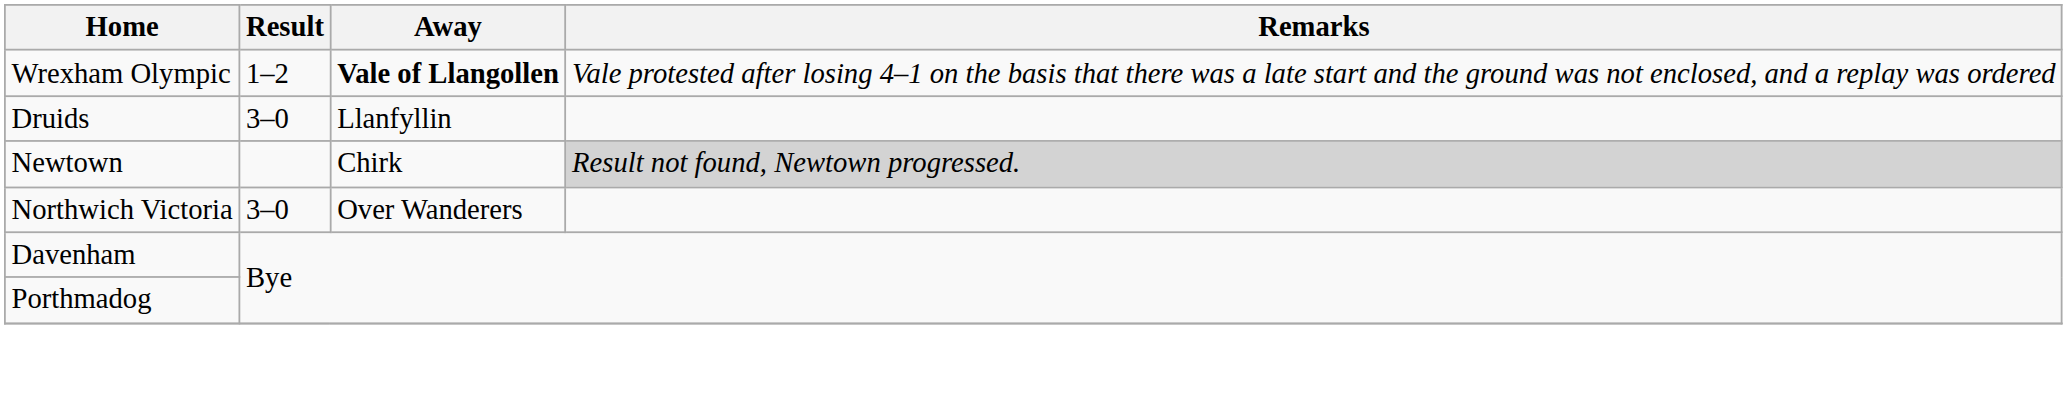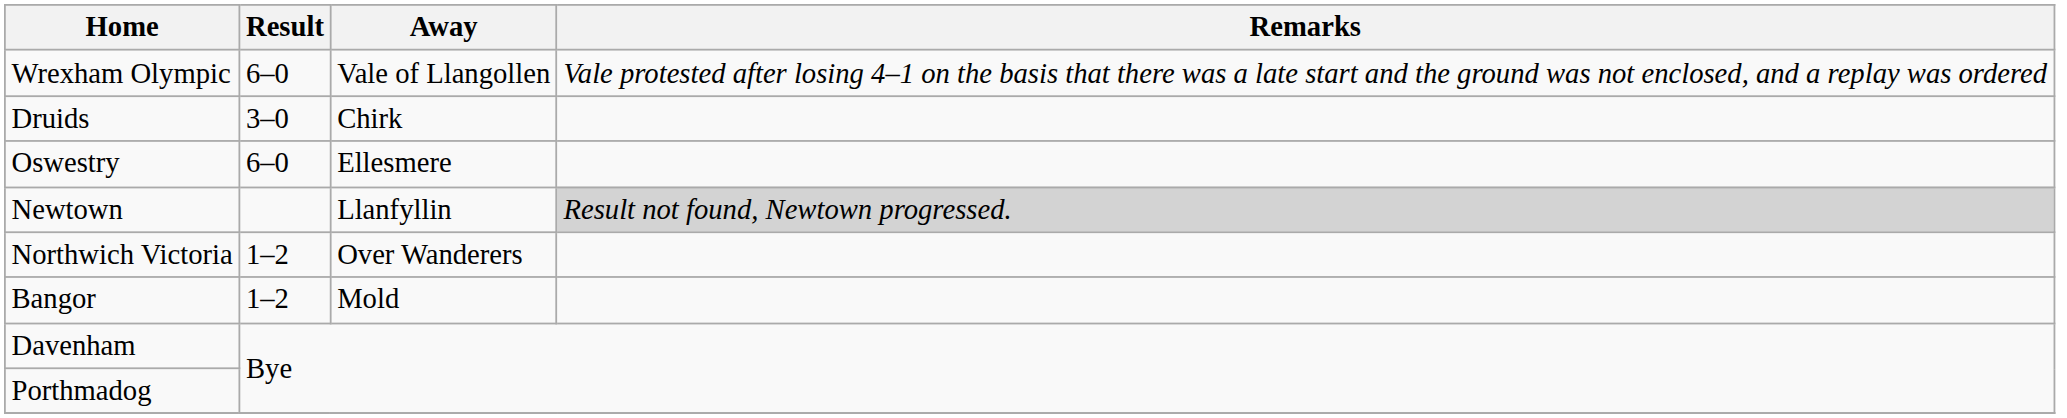(267, 72) 1–2 -> (267, 72) 6–0
(448, 72) bold -> (444, 72) normal
(394, 118) Llanfyllin -> (370, 118) Chirk
+ row: (66, 163)
(370, 163) Chirk -> (394, 208) Llanfyllin
(267, 208) 3–0 -> (267, 254) 1–2
+ row: (54, 299)
